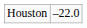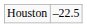(66, 13) –22.0 -> (66, 13) –22.5
